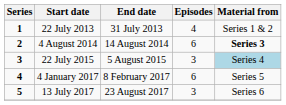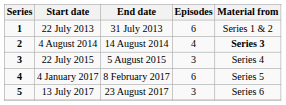(194, 28) 4 -> (194, 28) 6
(194, 44) 6 -> (194, 44) 4
(248, 60) lightblue background -> (248, 60) no background
